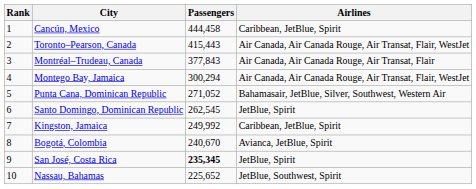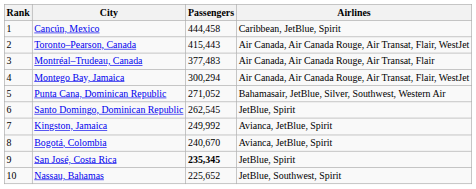(204, 61) 377,843 -> (204, 61) 377,483
(290, 126) Caribbean, JetBlue, Spirit -> (285, 126) Avianca, JetBlue, Spirit
